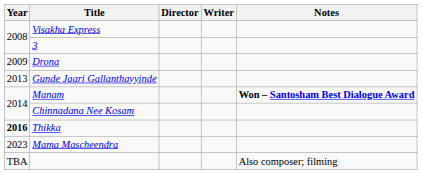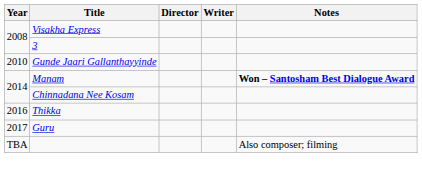- row: (46, 62)
(17, 78) 2013 -> (17, 62) 2010
(17, 128) bold -> (17, 111) normal
+ row: (43, 128)
- row: (75, 144)
